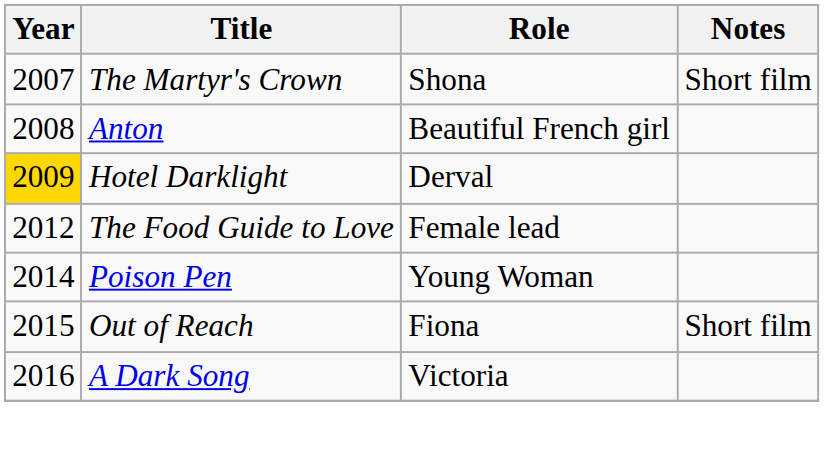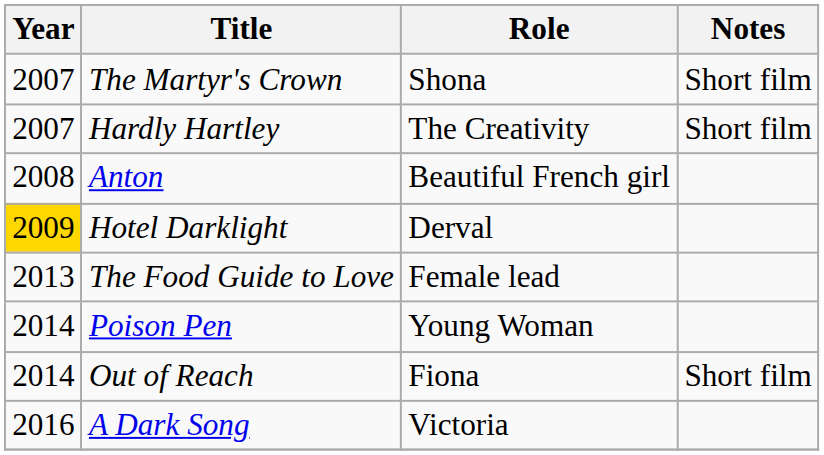+ row: (184, 128)
(43, 227) 2012 -> (43, 276) 2013
(43, 326) 2015 -> (43, 375) 2014
